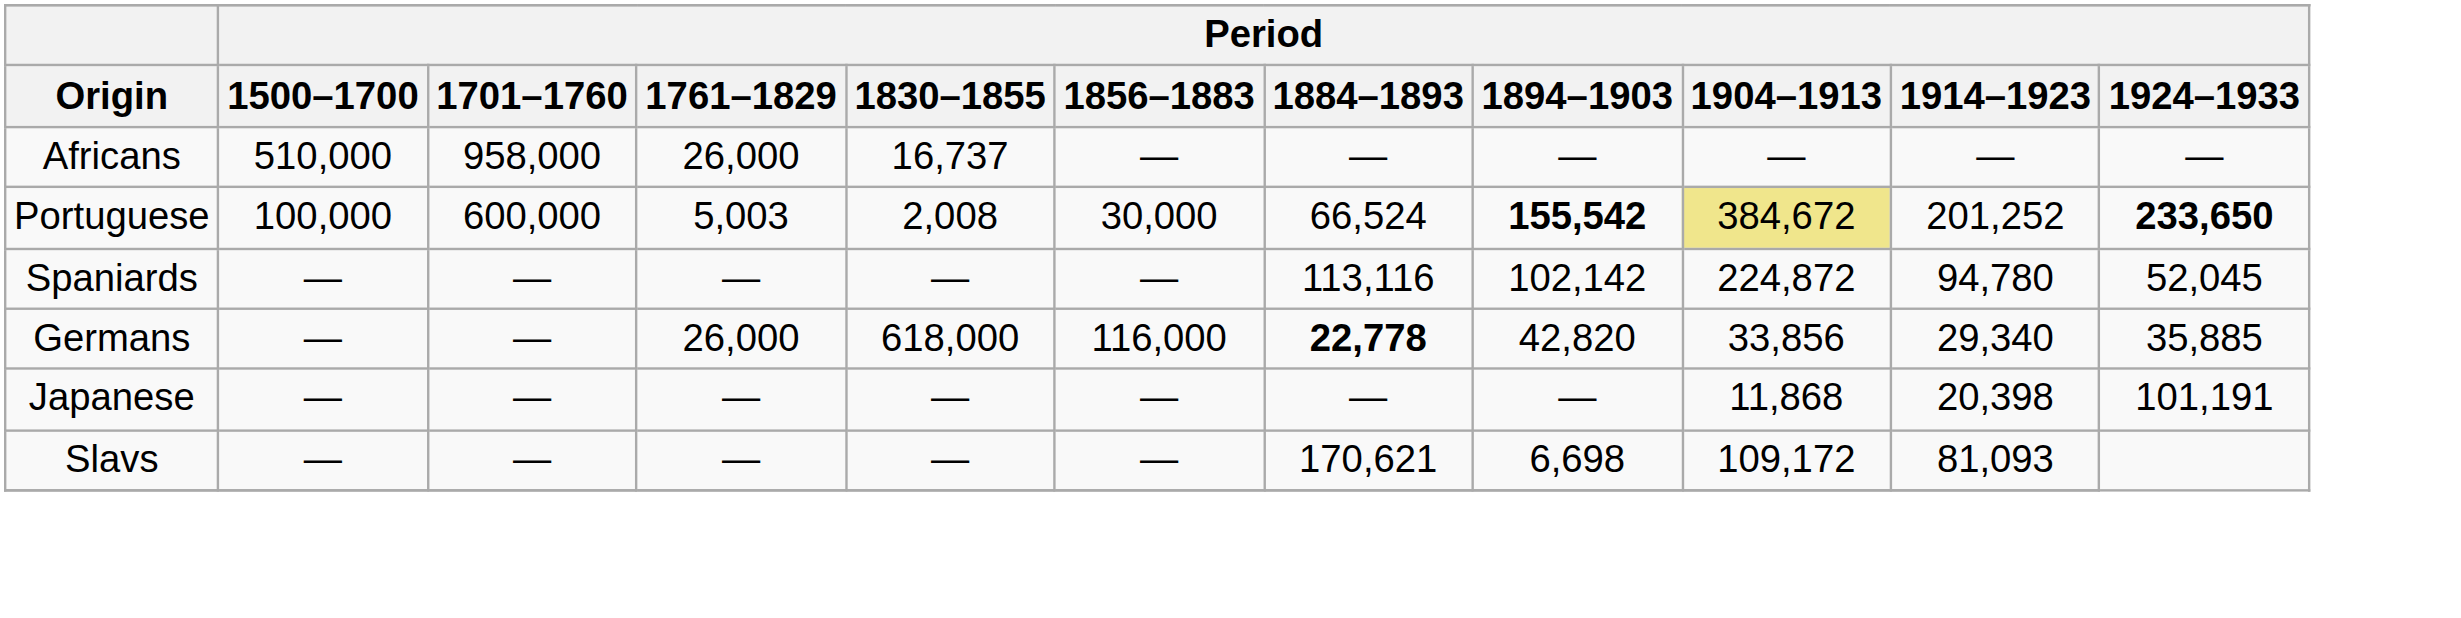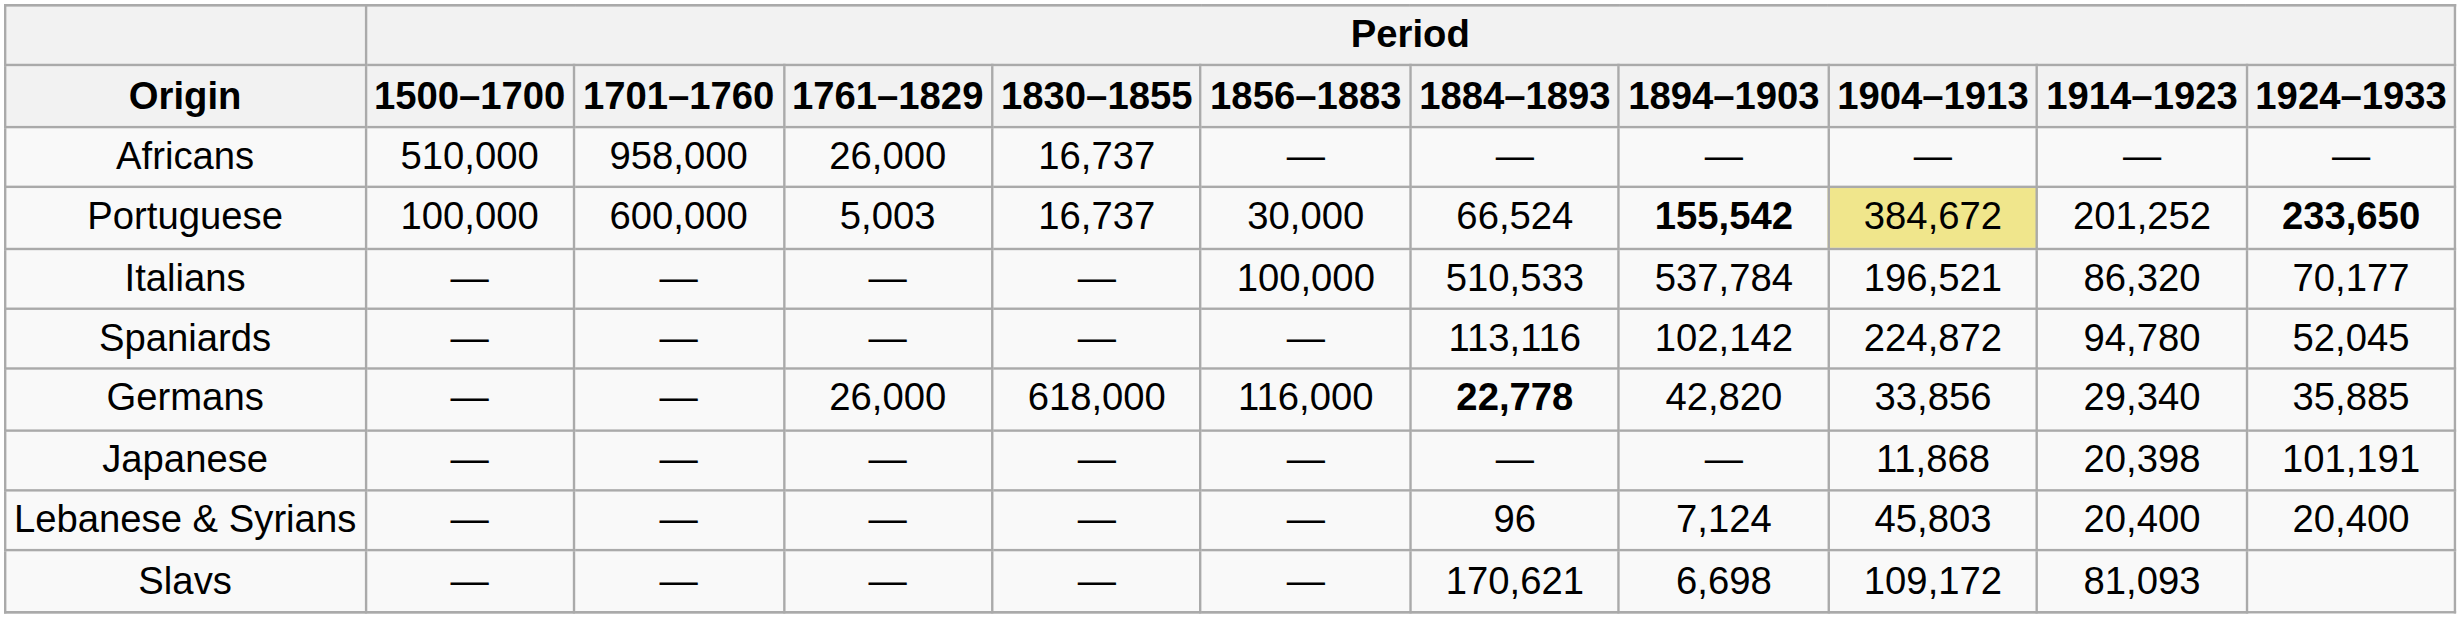(950, 216) 2,008 -> (1097, 216) 16,737
+ row: (185, 277)
+ row: (185, 519)
